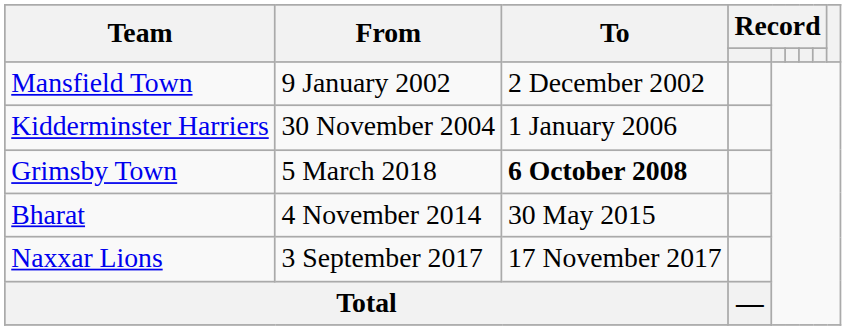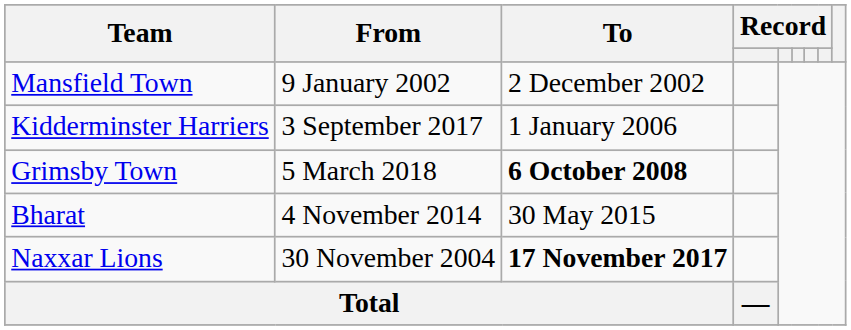(388, 127) 30 November 2004 -> (382, 127) 3 September 2017
(382, 258) 3 September 2017 -> (388, 258) 30 November 2004
(615, 258) normal -> (618, 258) bold
